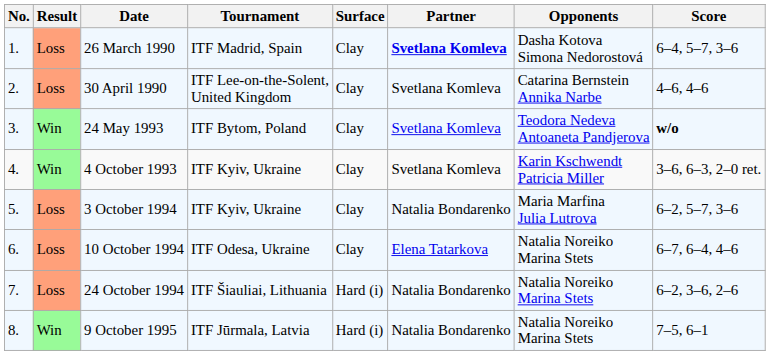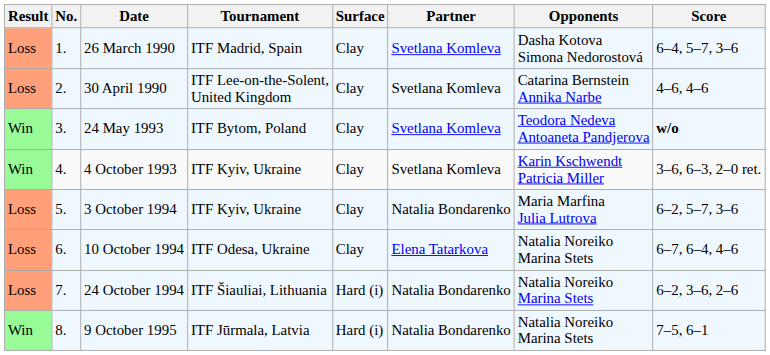columns swapped: (57, 16) <-> (19, 16)
(449, 48) bold -> (446, 48) normal
